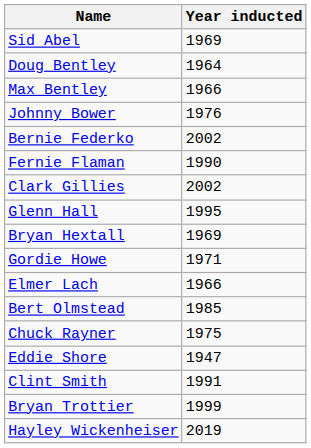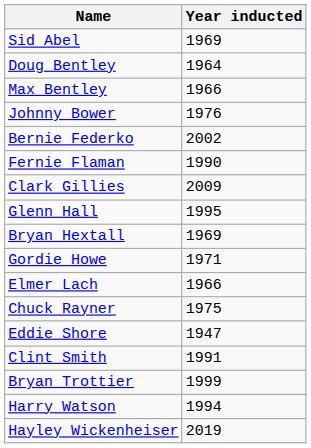(204, 187) 2002 -> (204, 187) 2009
- row: (66, 309)
+ row: (62, 407)
